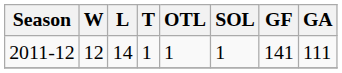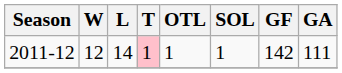(147, 51) no background -> (147, 51) pink background
(279, 51) 141 -> (279, 51) 142
